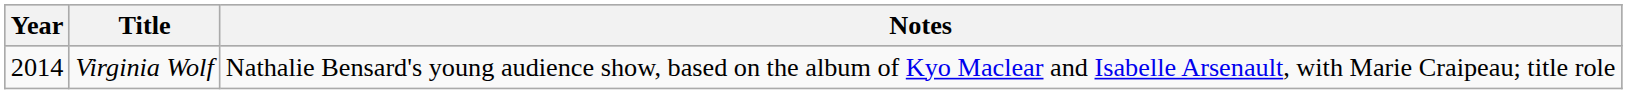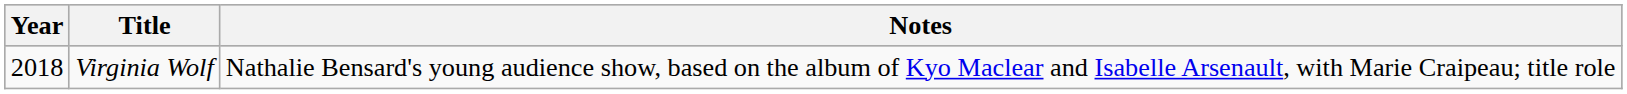(37, 66) 2014 -> (37, 66) 2018
